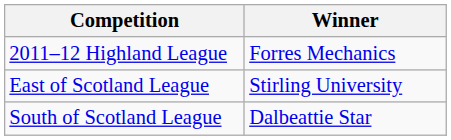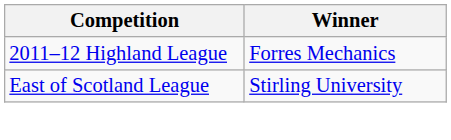- row: (115, 118)
